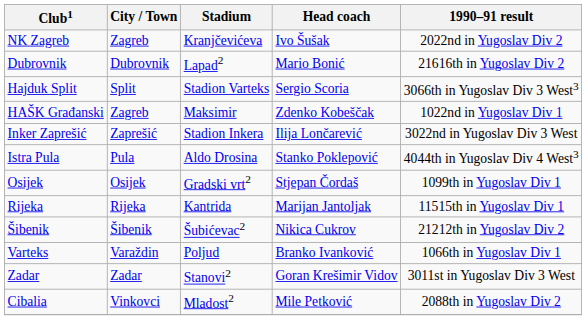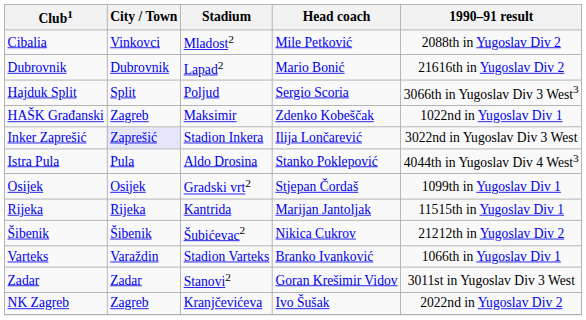rows swapped: (27, 301) <-> (38, 40)
(226, 89) Stadion Varteks -> (201, 92) Poljud
(134, 134) no background -> (134, 137) lavender background
(201, 253) Poljud -> (226, 256) Stadion Varteks
